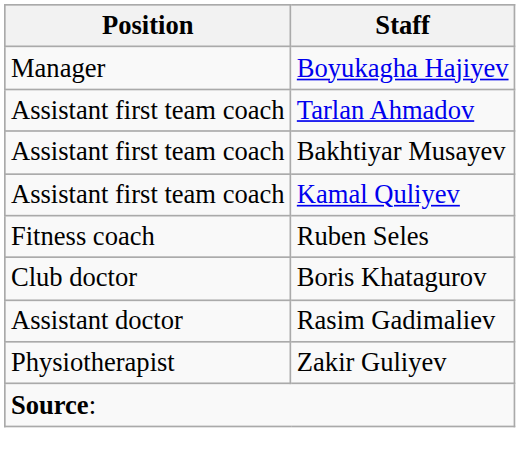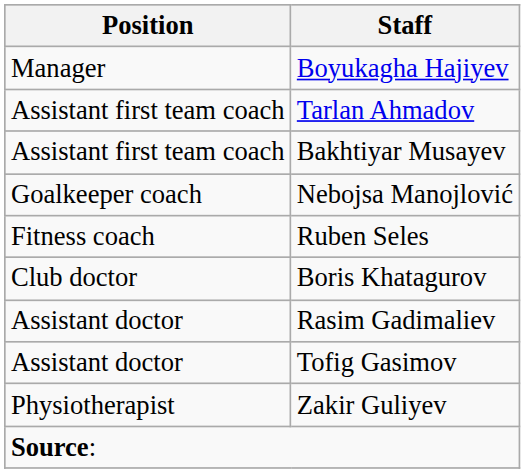- row: (378, 194)
+ row: (405, 194)
+ row: (377, 362)
